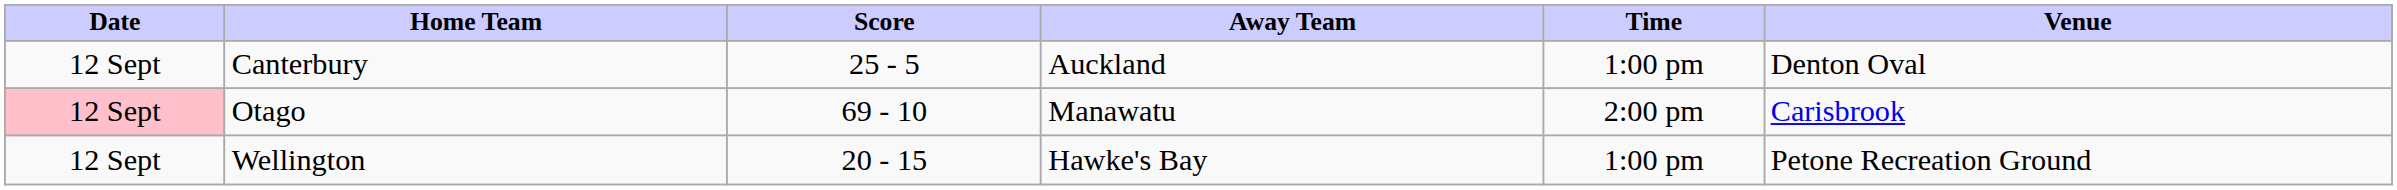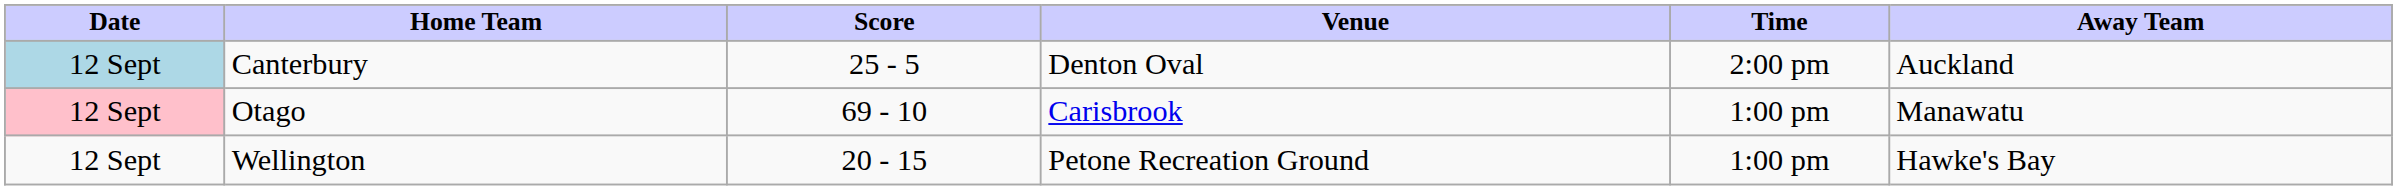columns swapped: (1293, 21) <-> (2078, 21)
(115, 63) no background -> (115, 63) lightblue background
(1654, 63) 1:00 pm -> (1779, 63) 2:00 pm
(1654, 111) 2:00 pm -> (1779, 111) 1:00 pm
